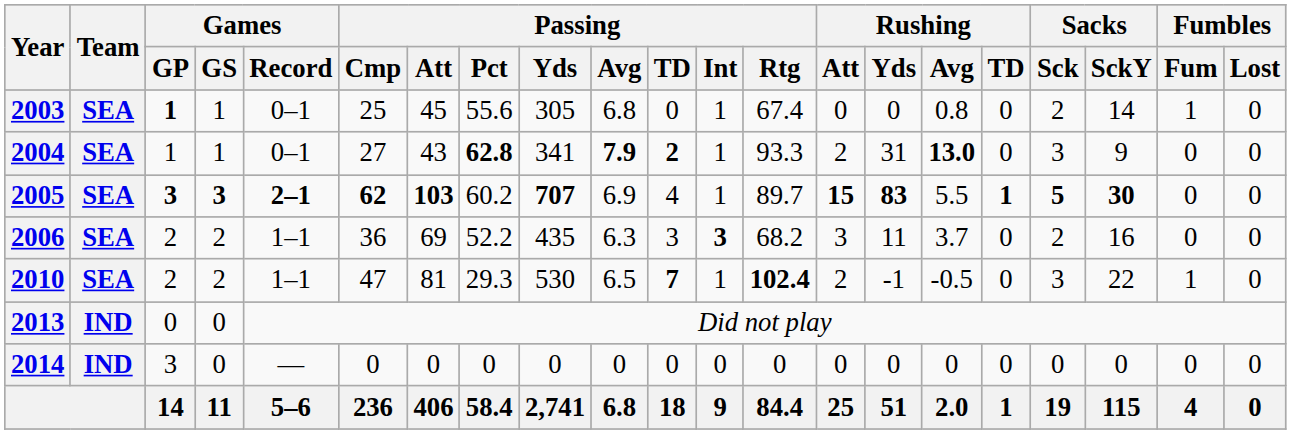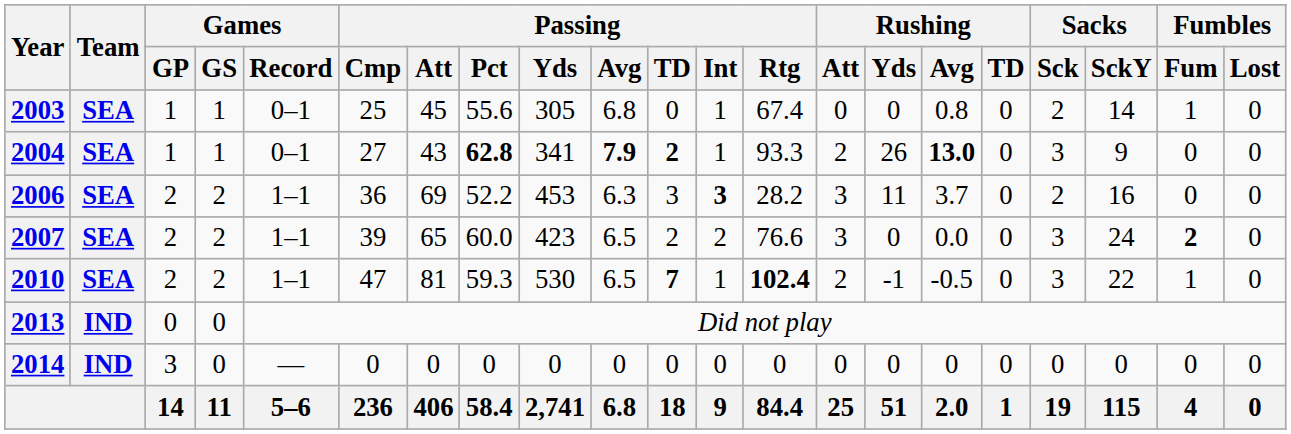(170, 110) bold -> (170, 110) normal
(894, 152) 31 -> (894, 152) 26
- row: (38, 195)
(555, 237) 435 -> (555, 195) 453
(780, 237) 68.2 -> (780, 195) 28.2
+ row: (38, 237)
(489, 279) 29.3 -> (489, 279) 59.3
